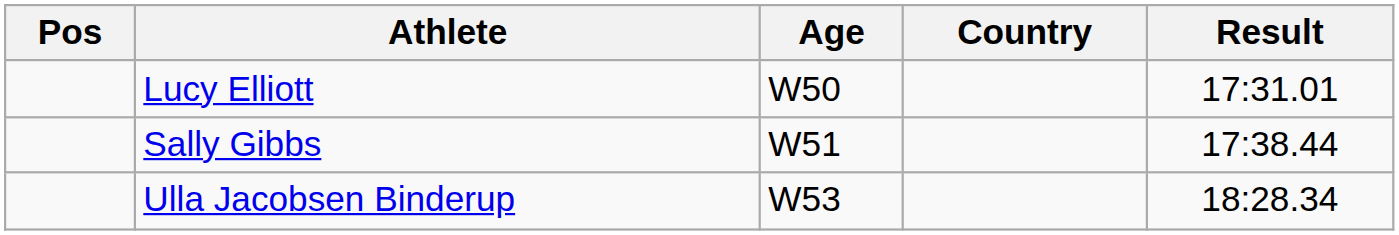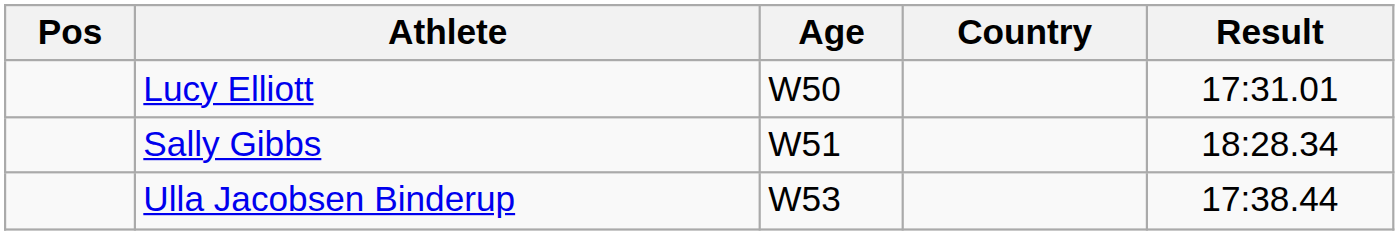(1270, 144) 17:38.44 -> (1270, 144) 18:28.34
(1270, 199) 18:28.34 -> (1270, 199) 17:38.44
